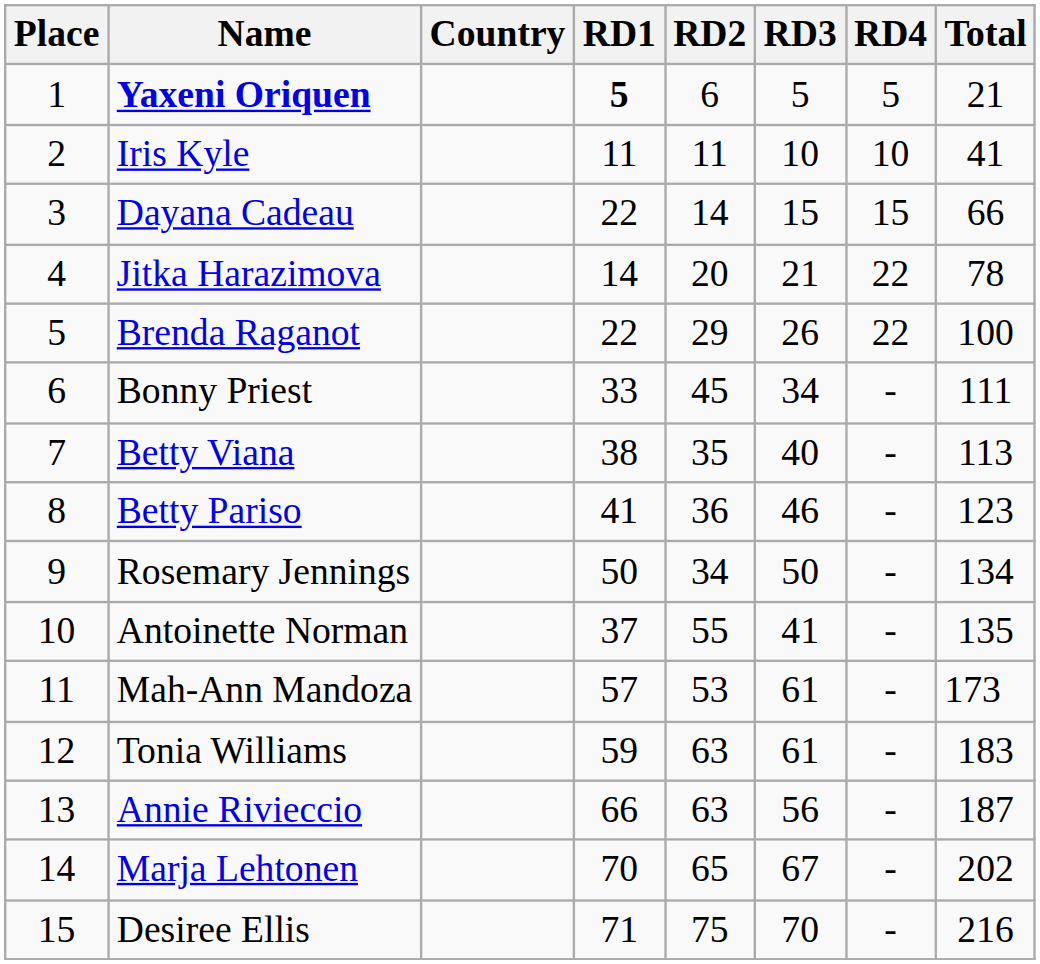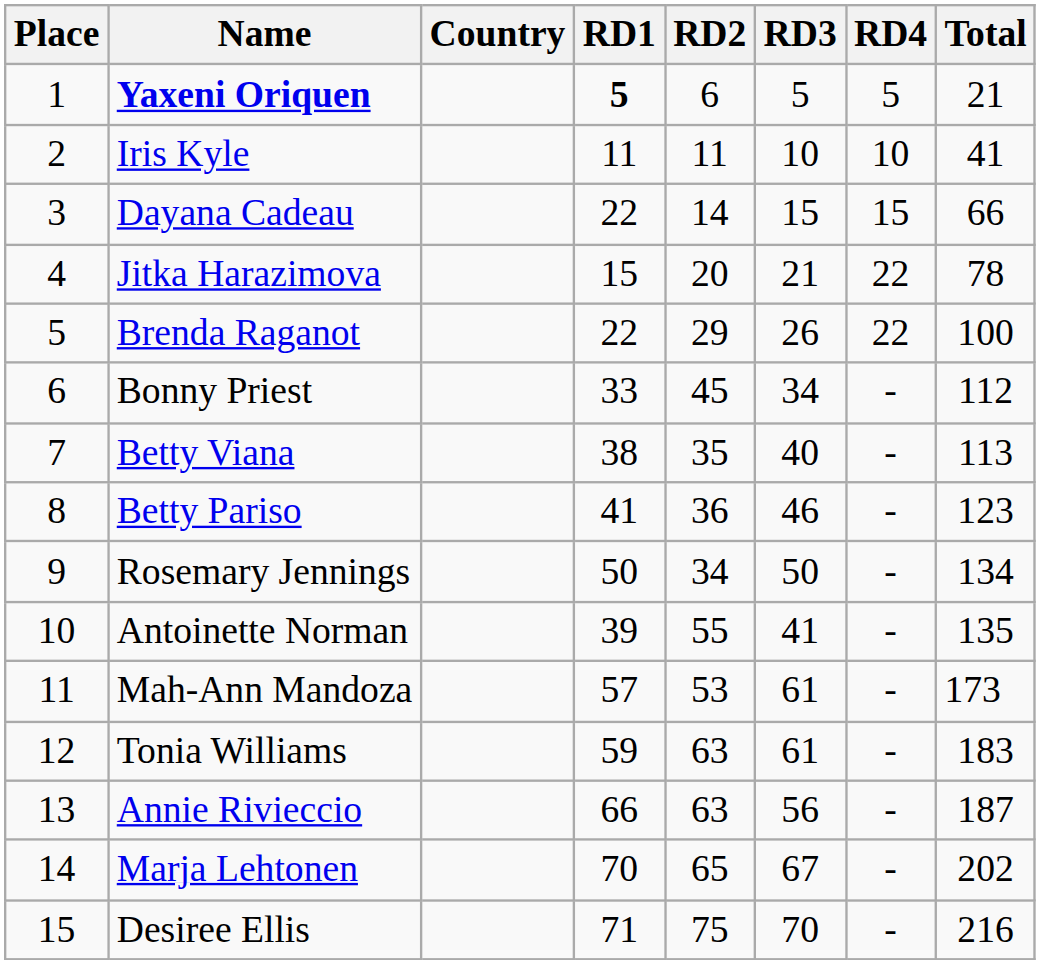(619, 272) 14 -> (619, 272) 15
(986, 392) 111 -> (986, 392) 112
(619, 630) 37 -> (619, 630) 39
